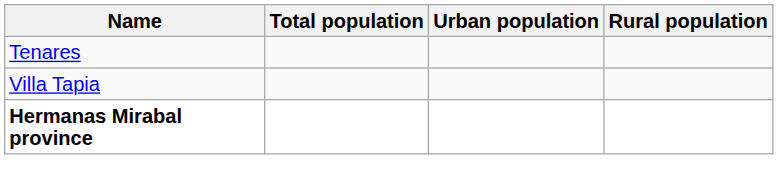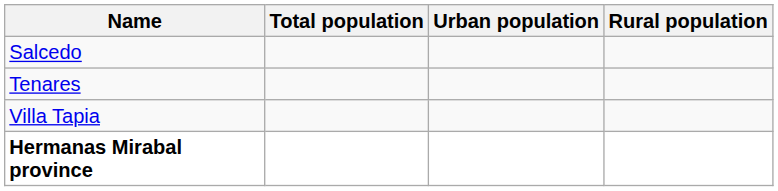+ row: (46, 52)
